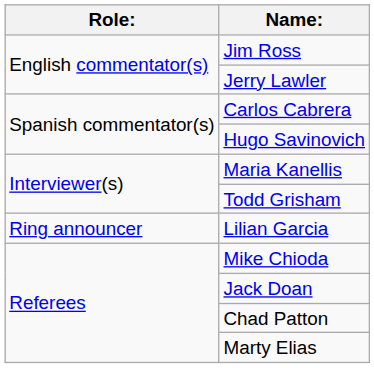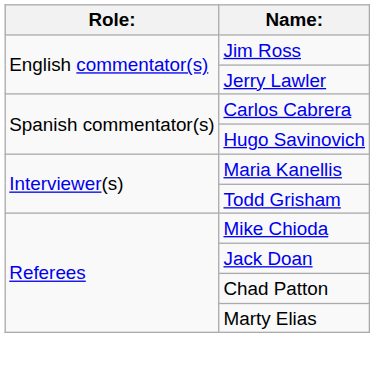- row: (276, 229)
